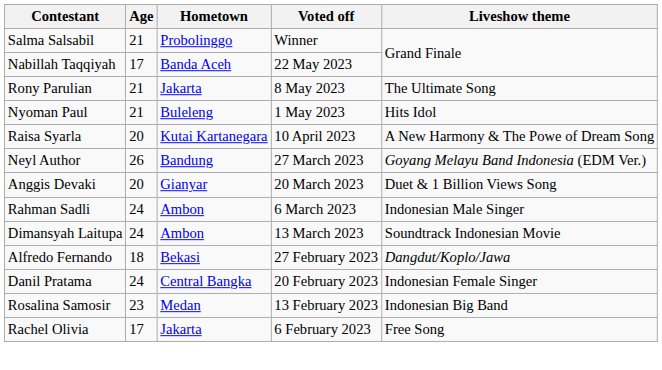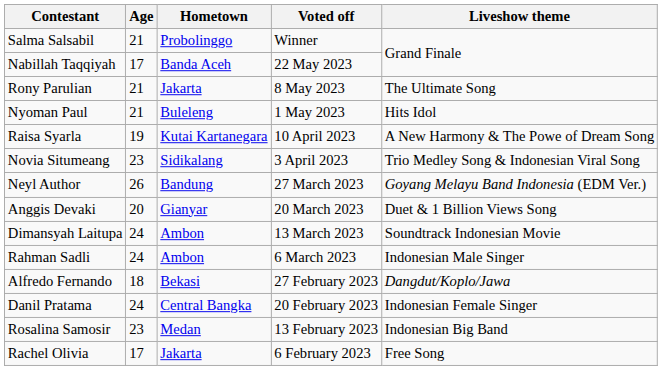(137, 137) 20 -> (137, 137) 19
+ row: (59, 161)
rows swapped: (65, 233) <-> (49, 209)
